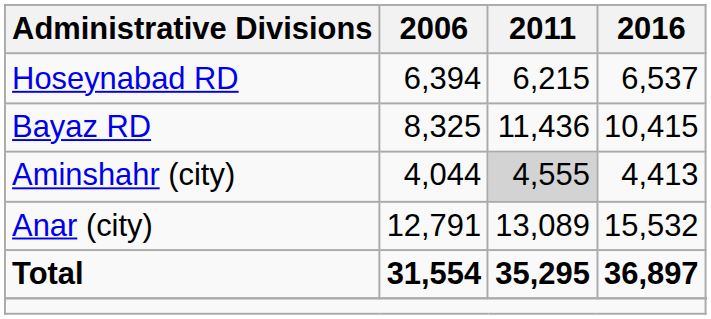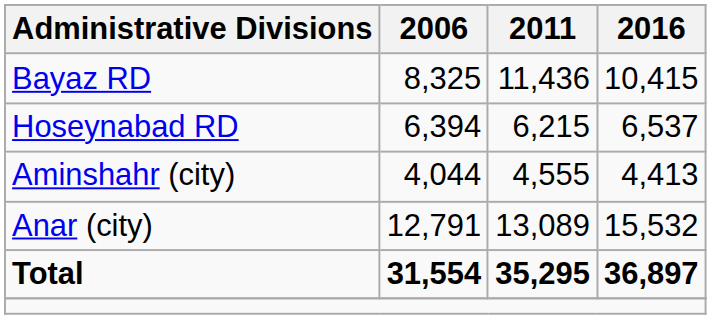rows swapped: (82, 126) <-> (125, 77)
(551, 175) lightgrey background -> (551, 175) no background
